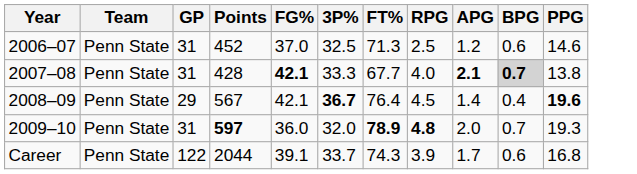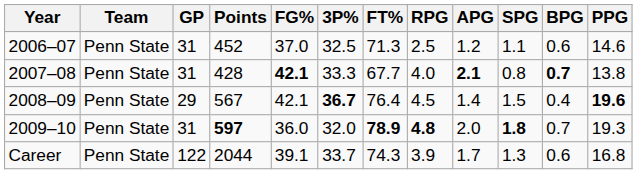+ column: (520, 18)
(514, 73) lightgrey background -> (558, 73) no background
